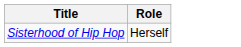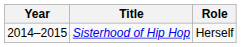+ column: (37, 14)
